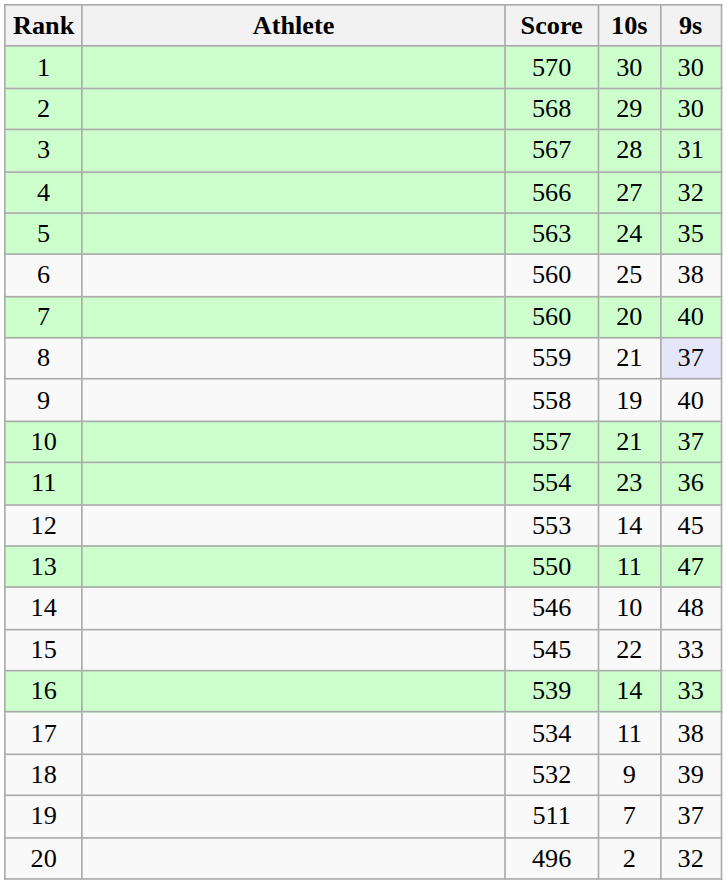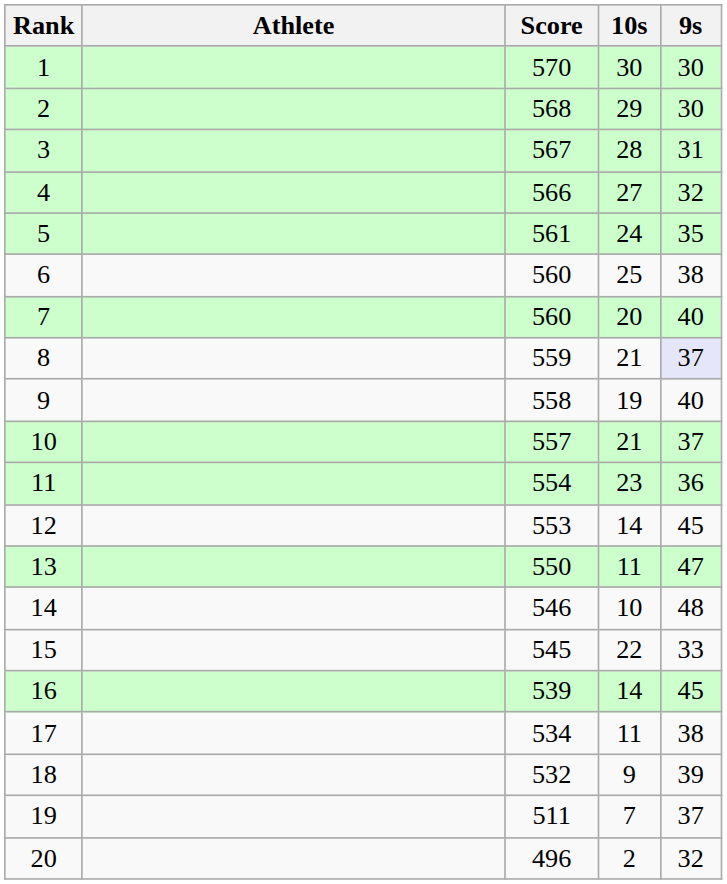(552, 233) 563 -> (552, 233) 561
(691, 691) 33 -> (691, 691) 45
